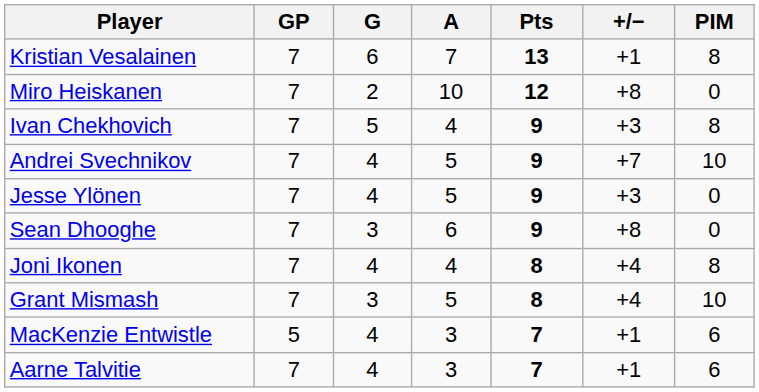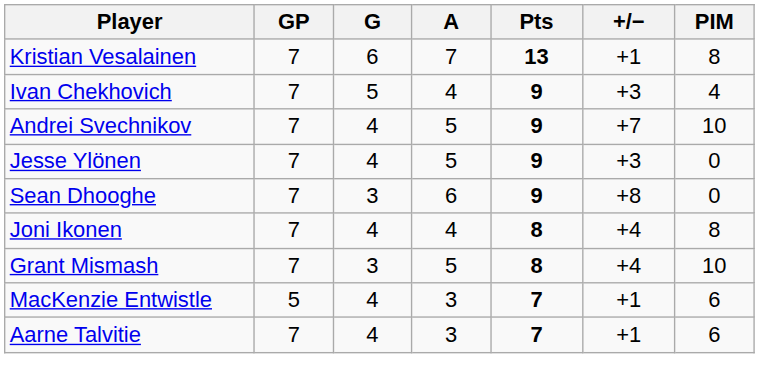- row: (86, 91)
(714, 126) 8 -> (714, 91) 4
